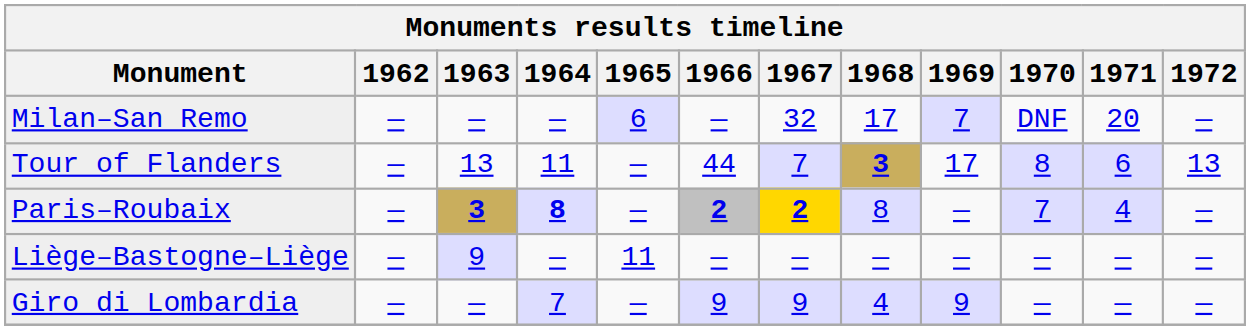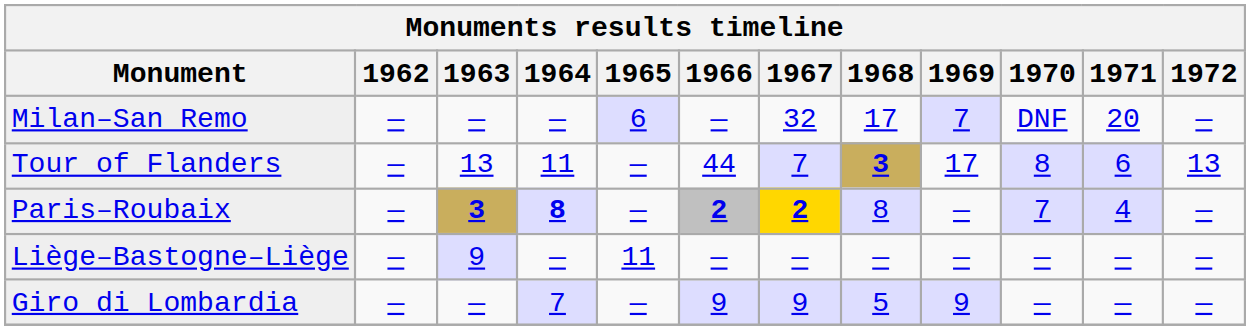(881, 303) 4 -> (881, 303) 5
